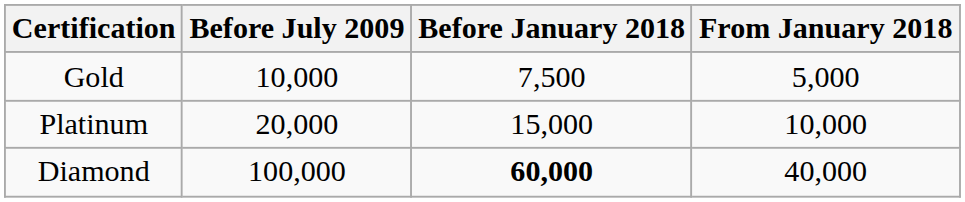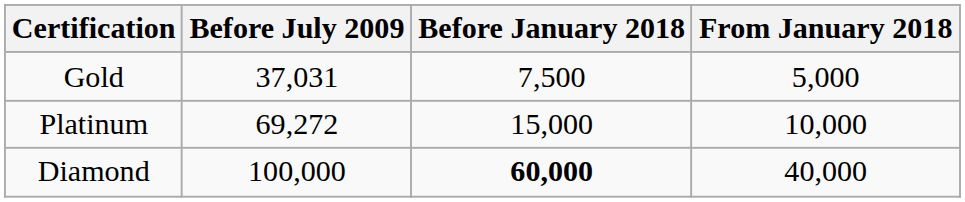(297, 76) 10,000 -> (297, 76) 37,031
(297, 123) 20,000 -> (297, 123) 69,272
